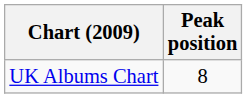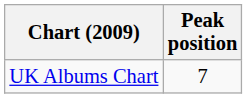(203, 76) 8 -> (203, 76) 7
